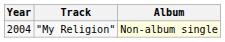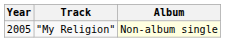(19, 29) 2004 -> (19, 29) 2005
